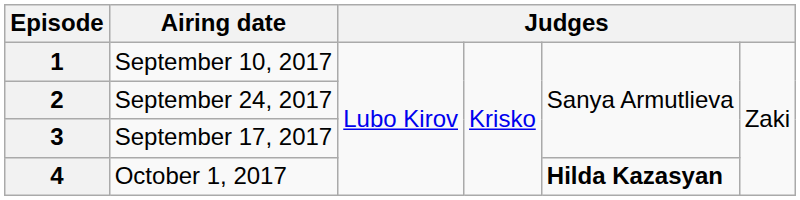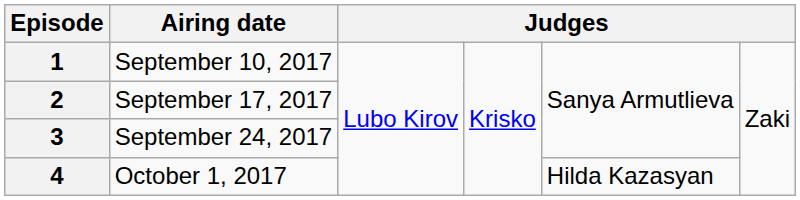(223, 99) September 24, 2017 -> (223, 99) September 17, 2017
(223, 137) September 17, 2017 -> (223, 137) September 24, 2017
(635, 175) bold -> (630, 175) normal
